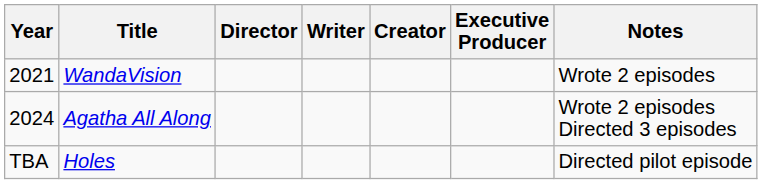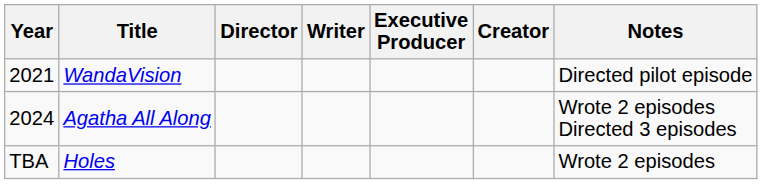columns swapped: (410, 31) <-> (502, 31)
(637, 75) Wrote 2 episodes -> (655, 75) Directed pilot episode
(655, 161) Directed pilot episode -> (637, 161) Wrote 2 episodes
